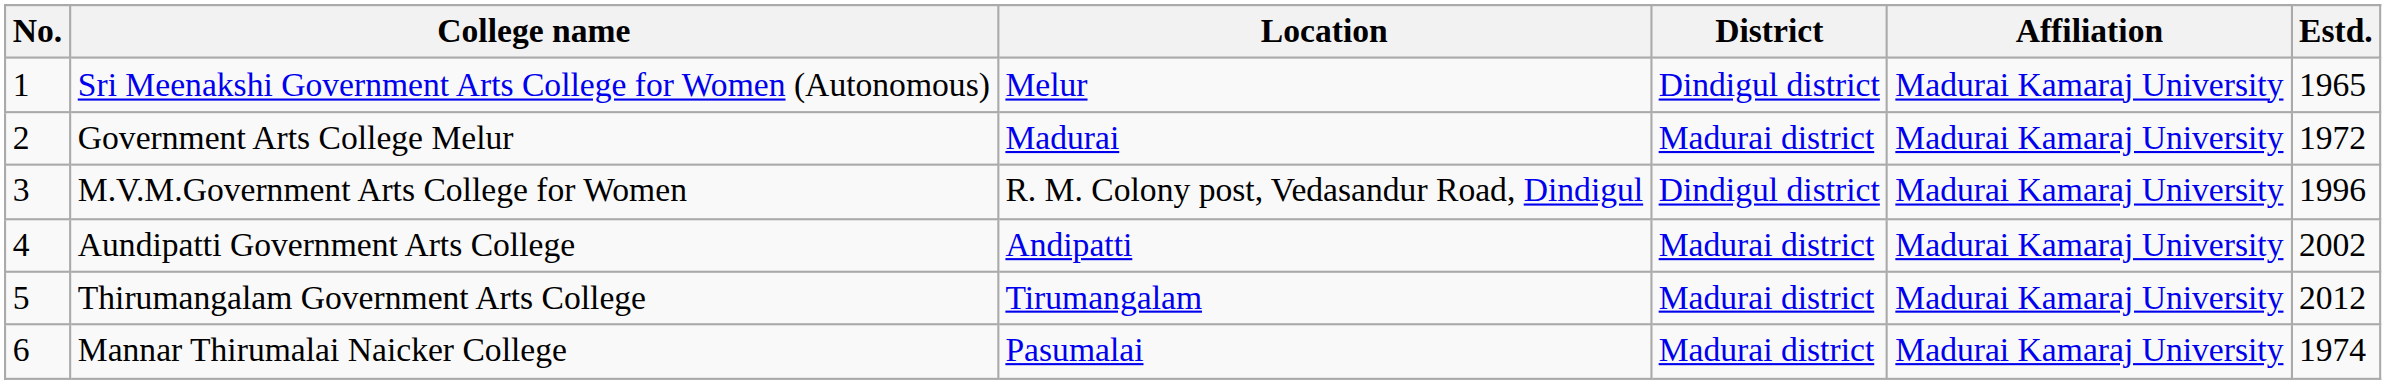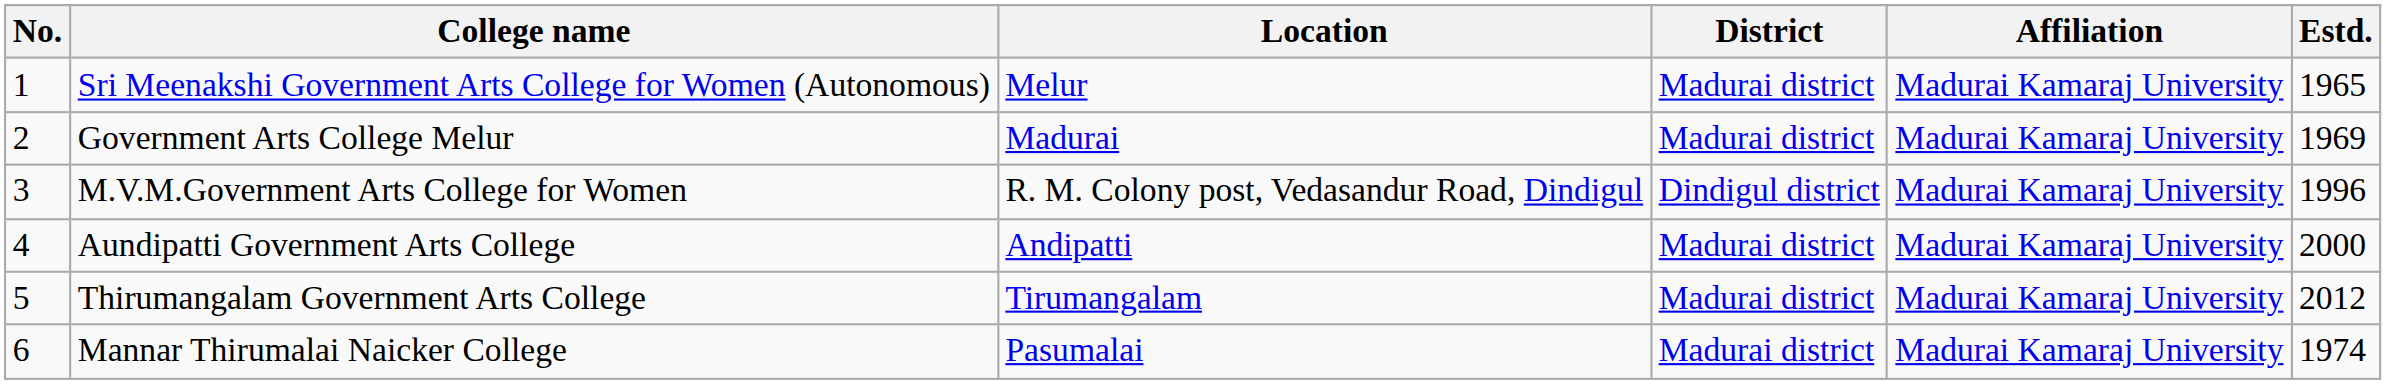(1769, 84) Dindigul district -> (1766, 84) Madurai district
(2333, 137) 1972 -> (2333, 137) 1969
(2333, 244) 2002 -> (2333, 244) 2000
